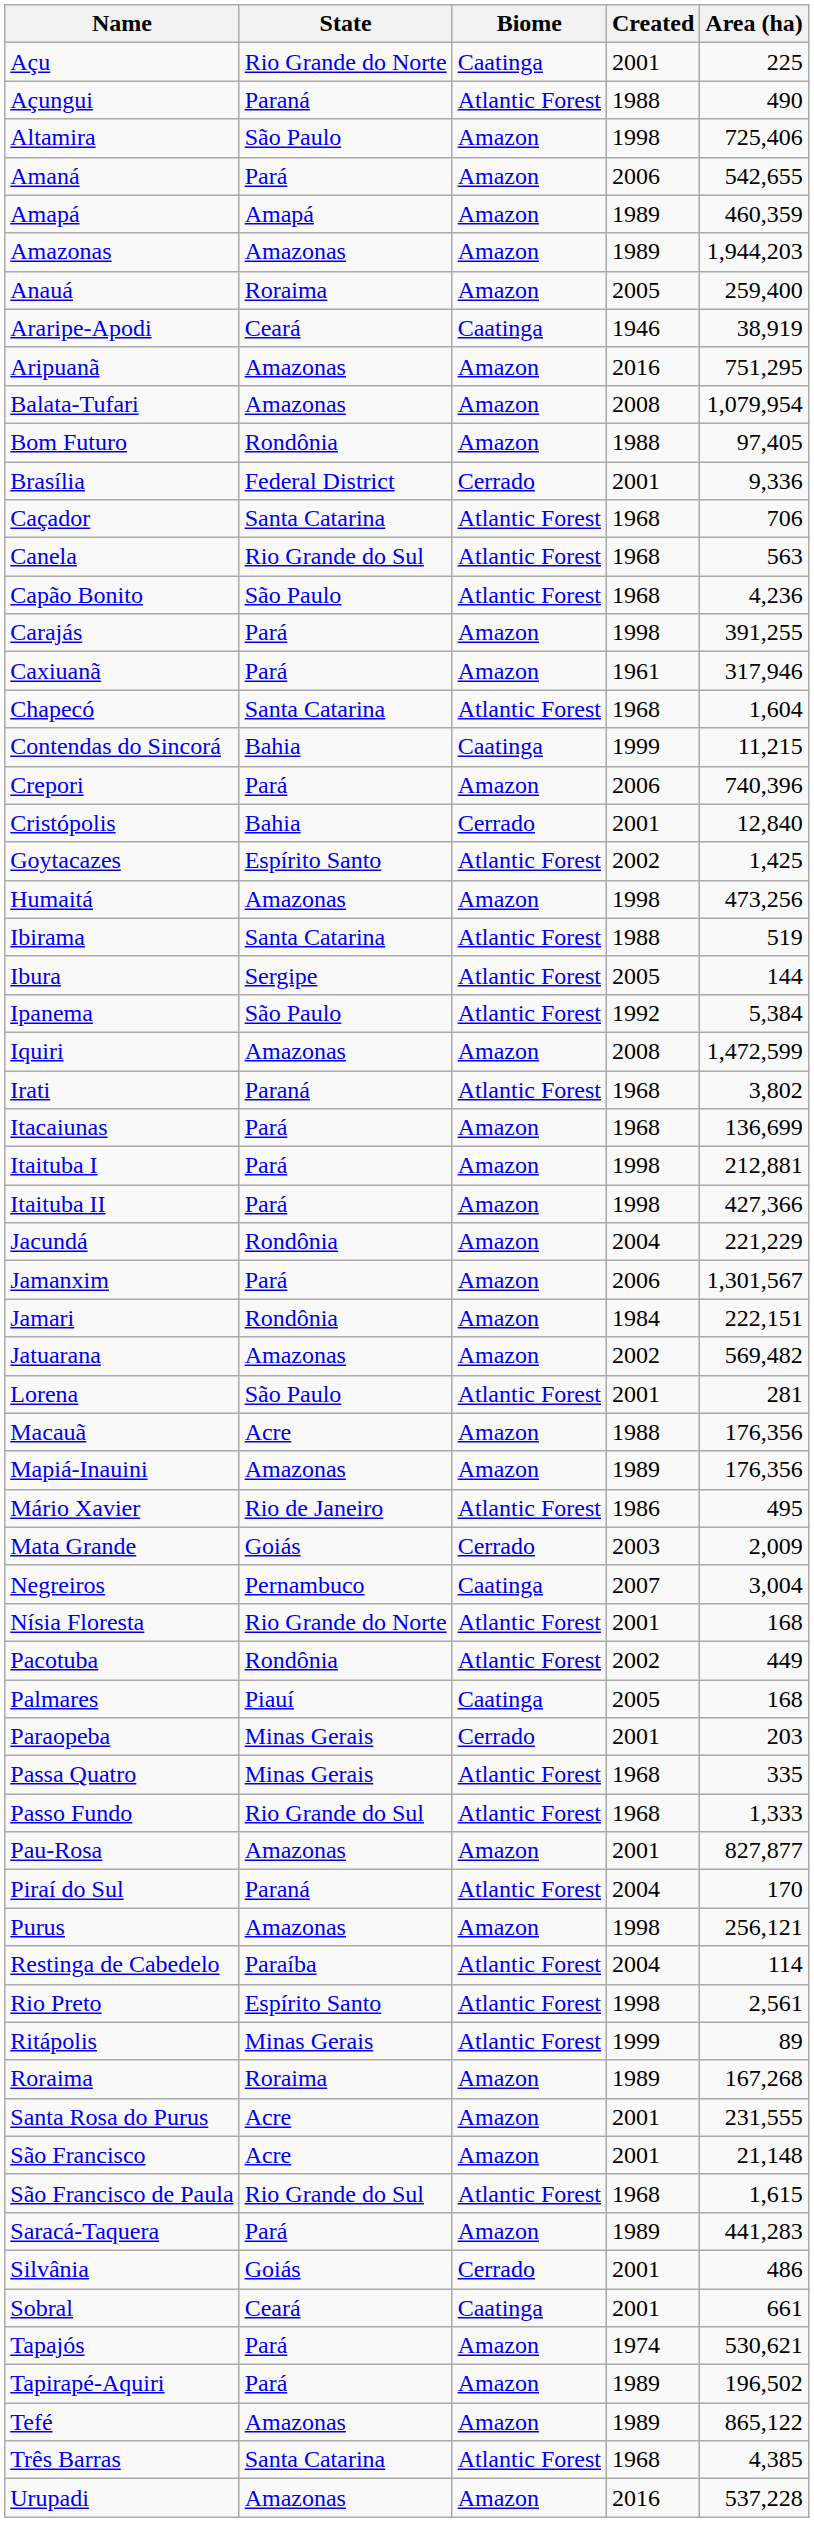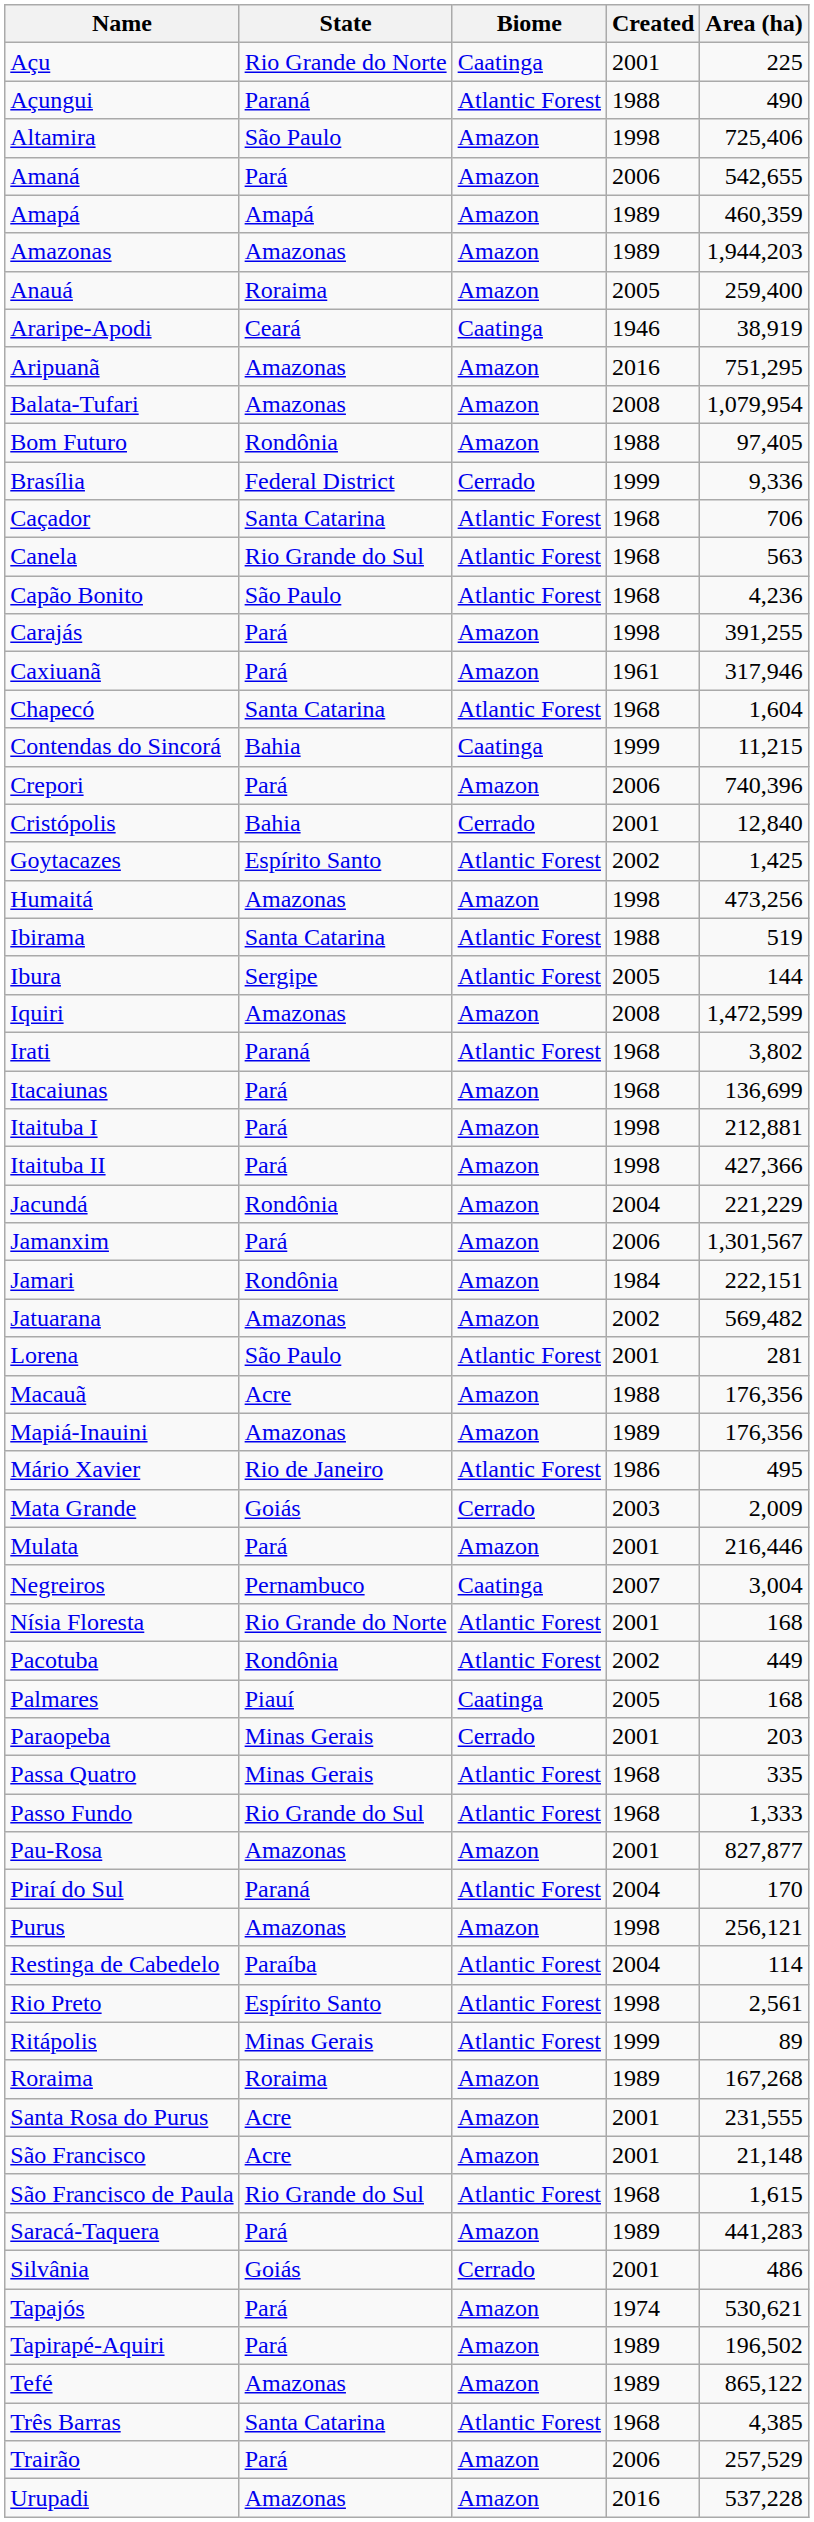(636, 480) 2001 -> (636, 480) 1999
- row: (52, 1013)
+ row: (44, 1546)
- row: (42, 2307)
+ row: (45, 2459)
